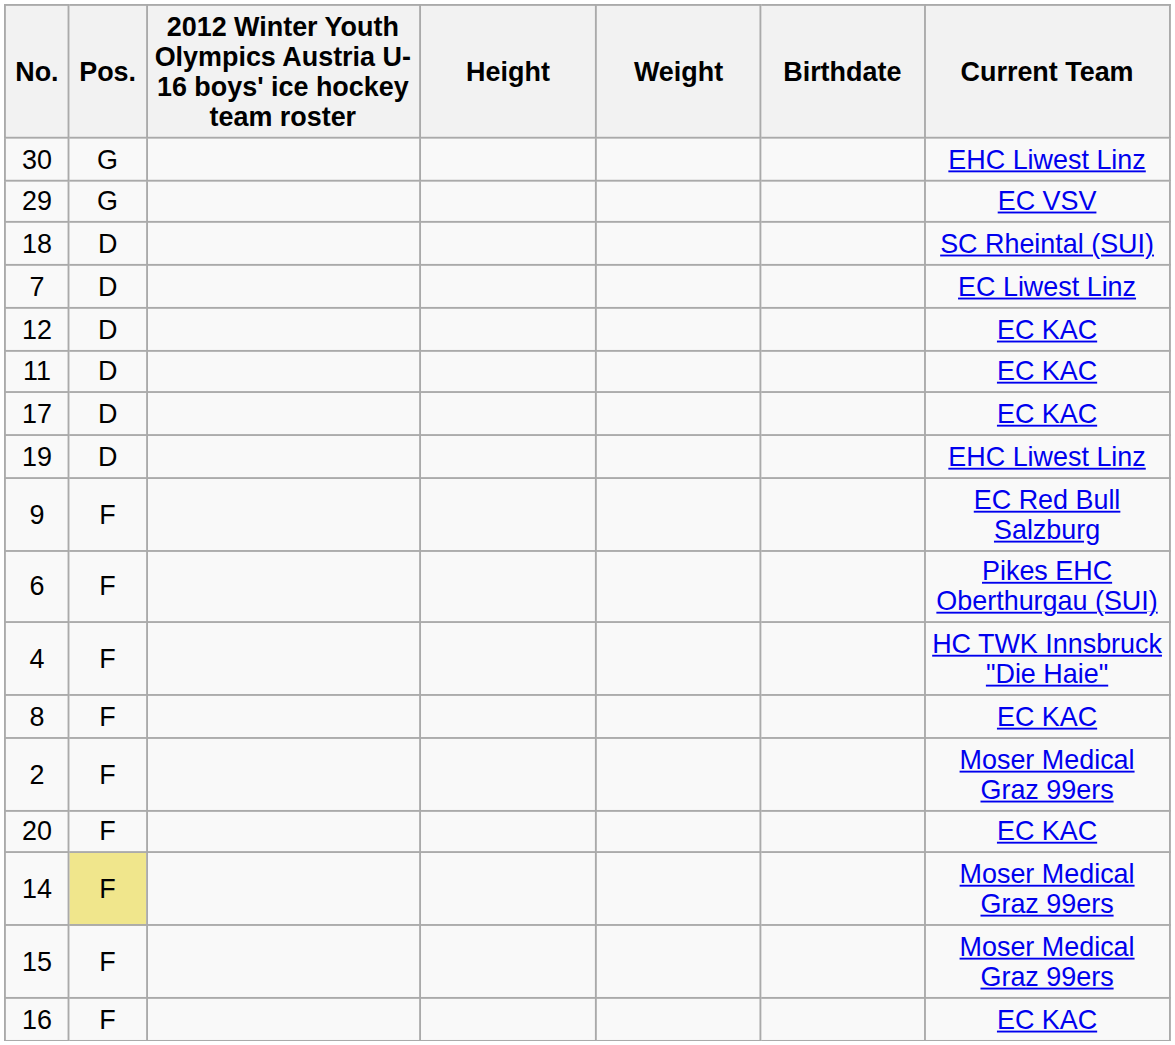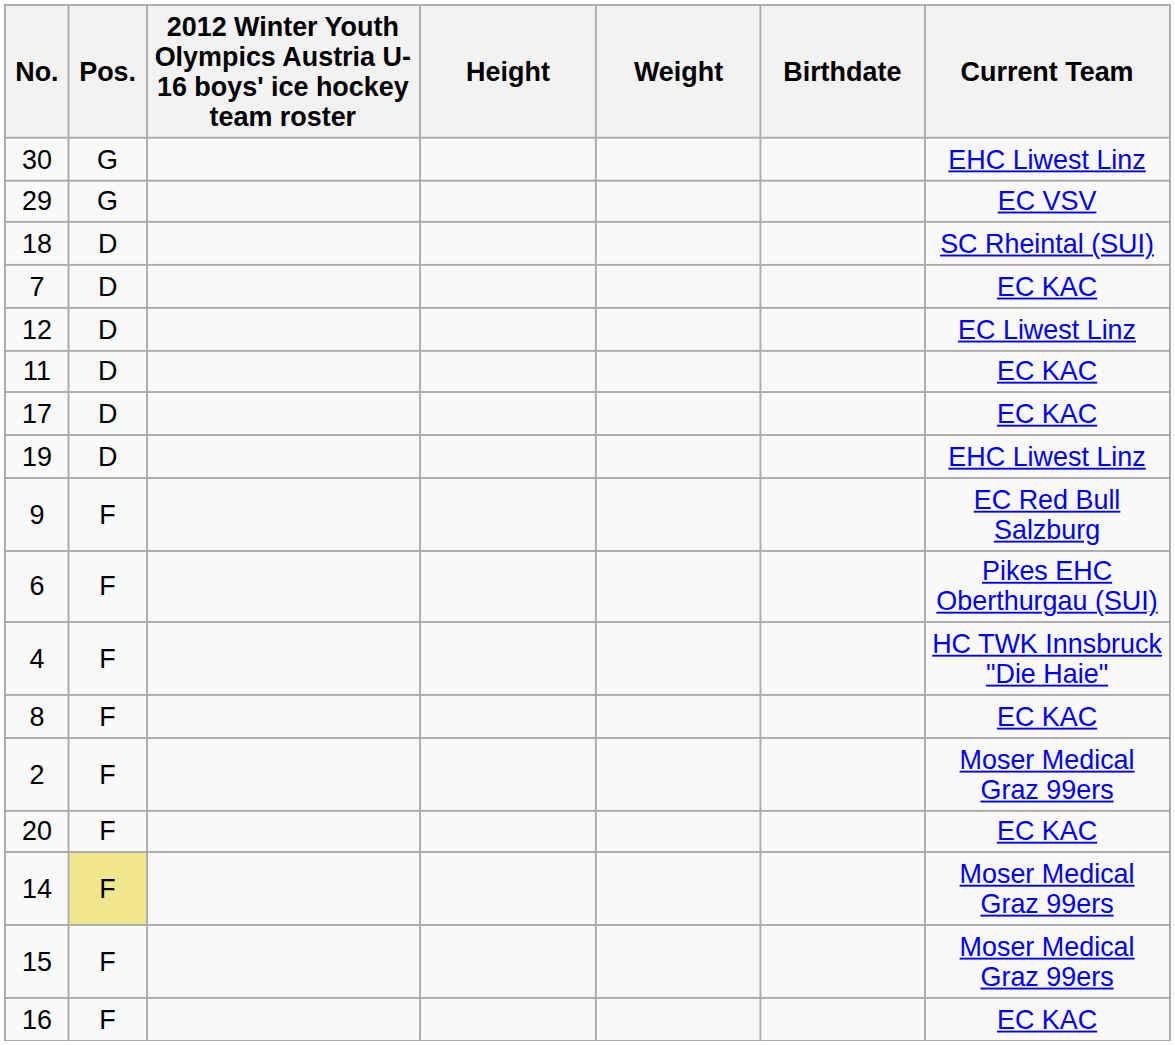(1047, 287) EC Liwest Linz -> (1047, 287) EC KAC
(1047, 329) EC KAC -> (1047, 329) EC Liwest Linz
